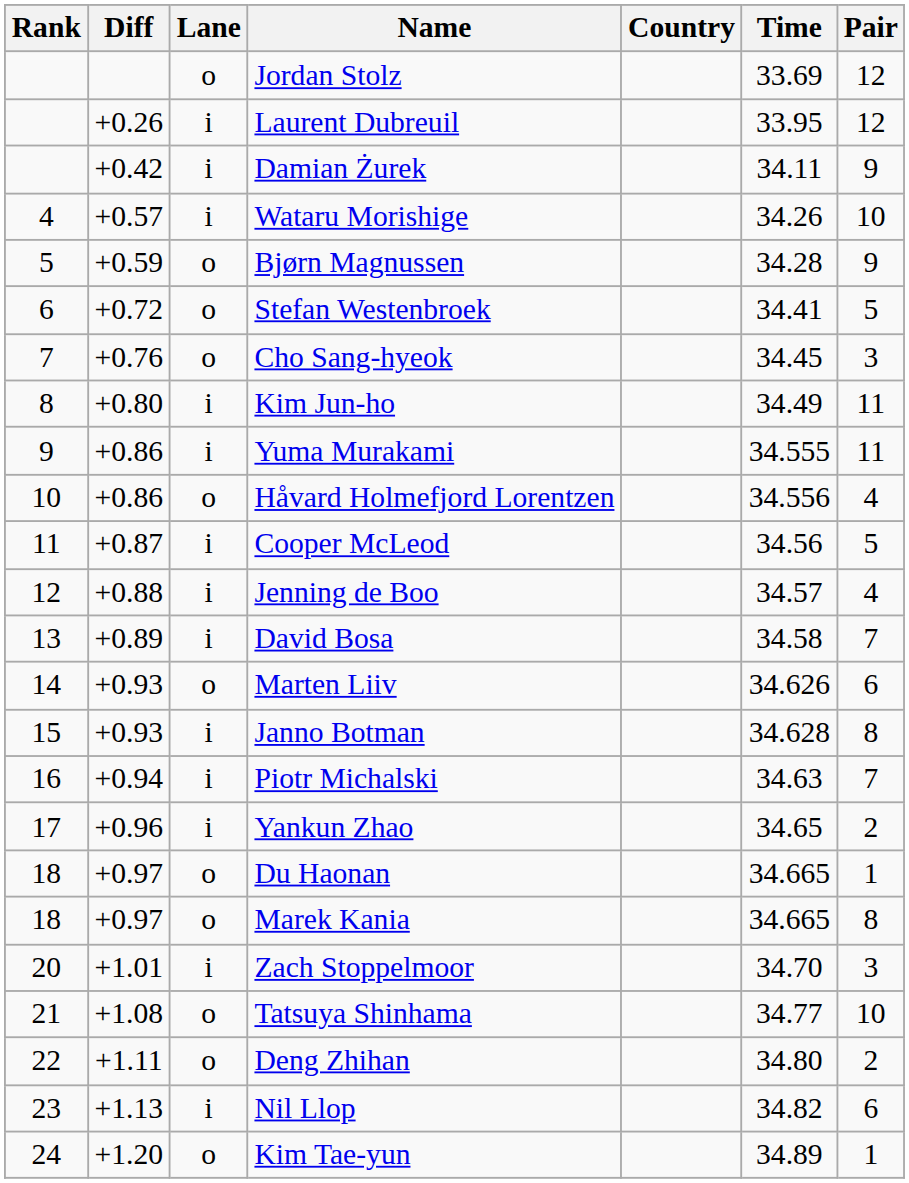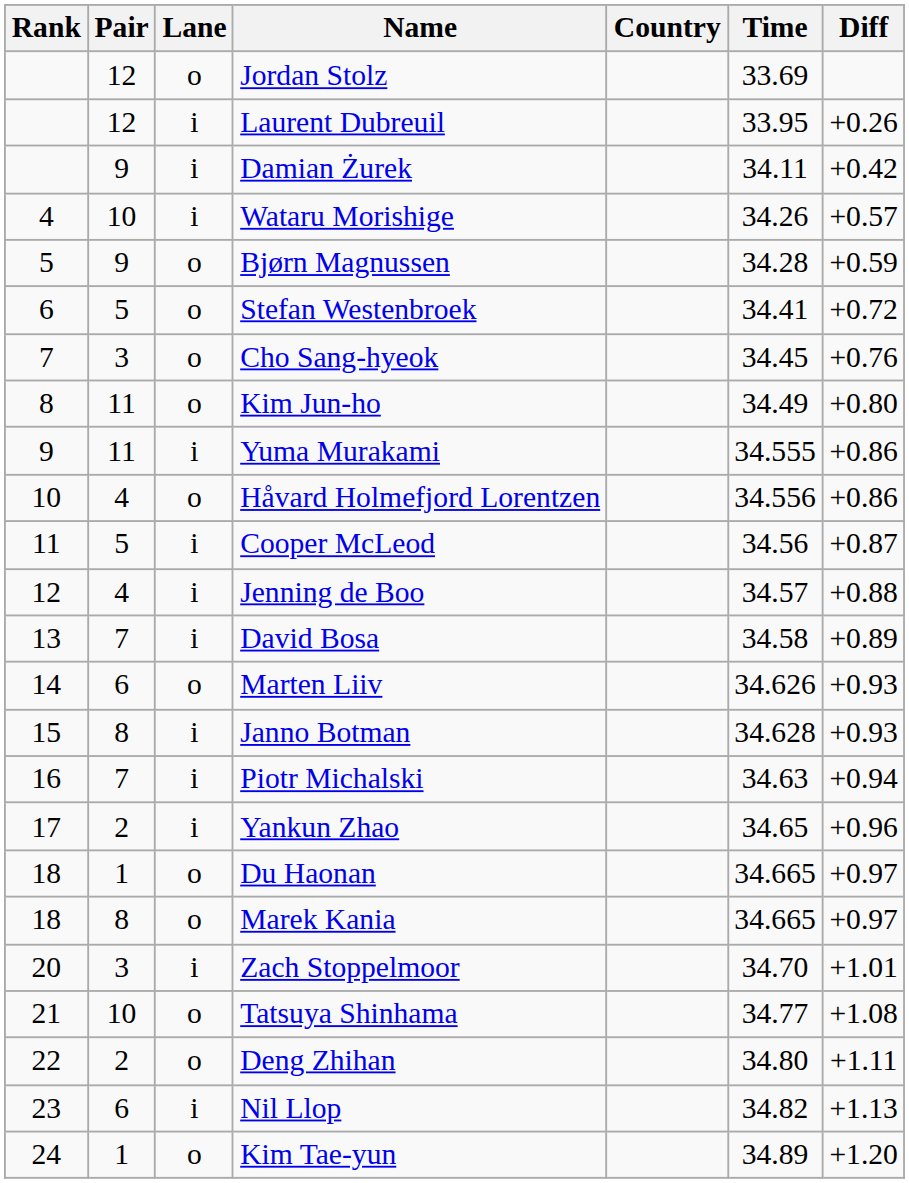columns swapped: (871, 27) <-> (129, 27)
(209, 403) i -> (194, 403) o
